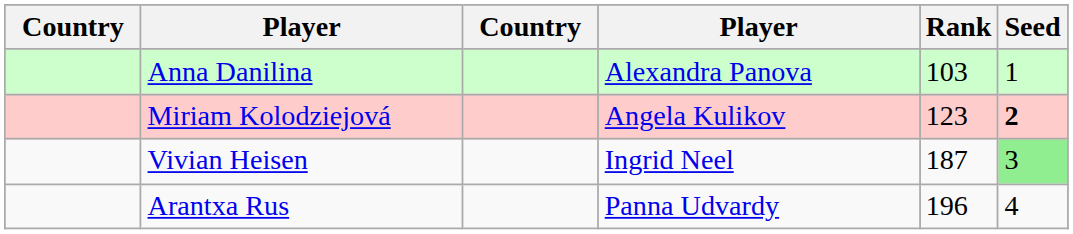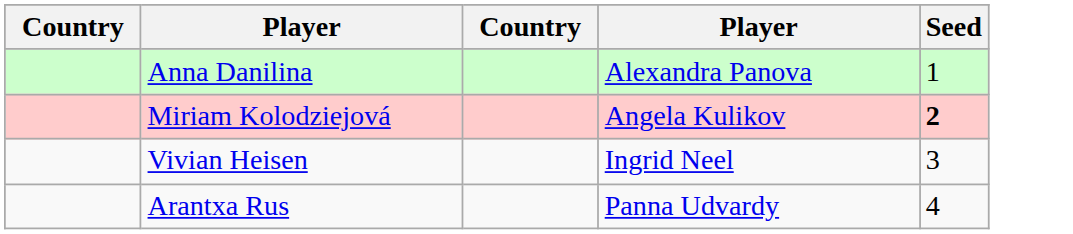- column: (959, 26)
(1011, 160) lightgreen background -> (933, 160) no background
